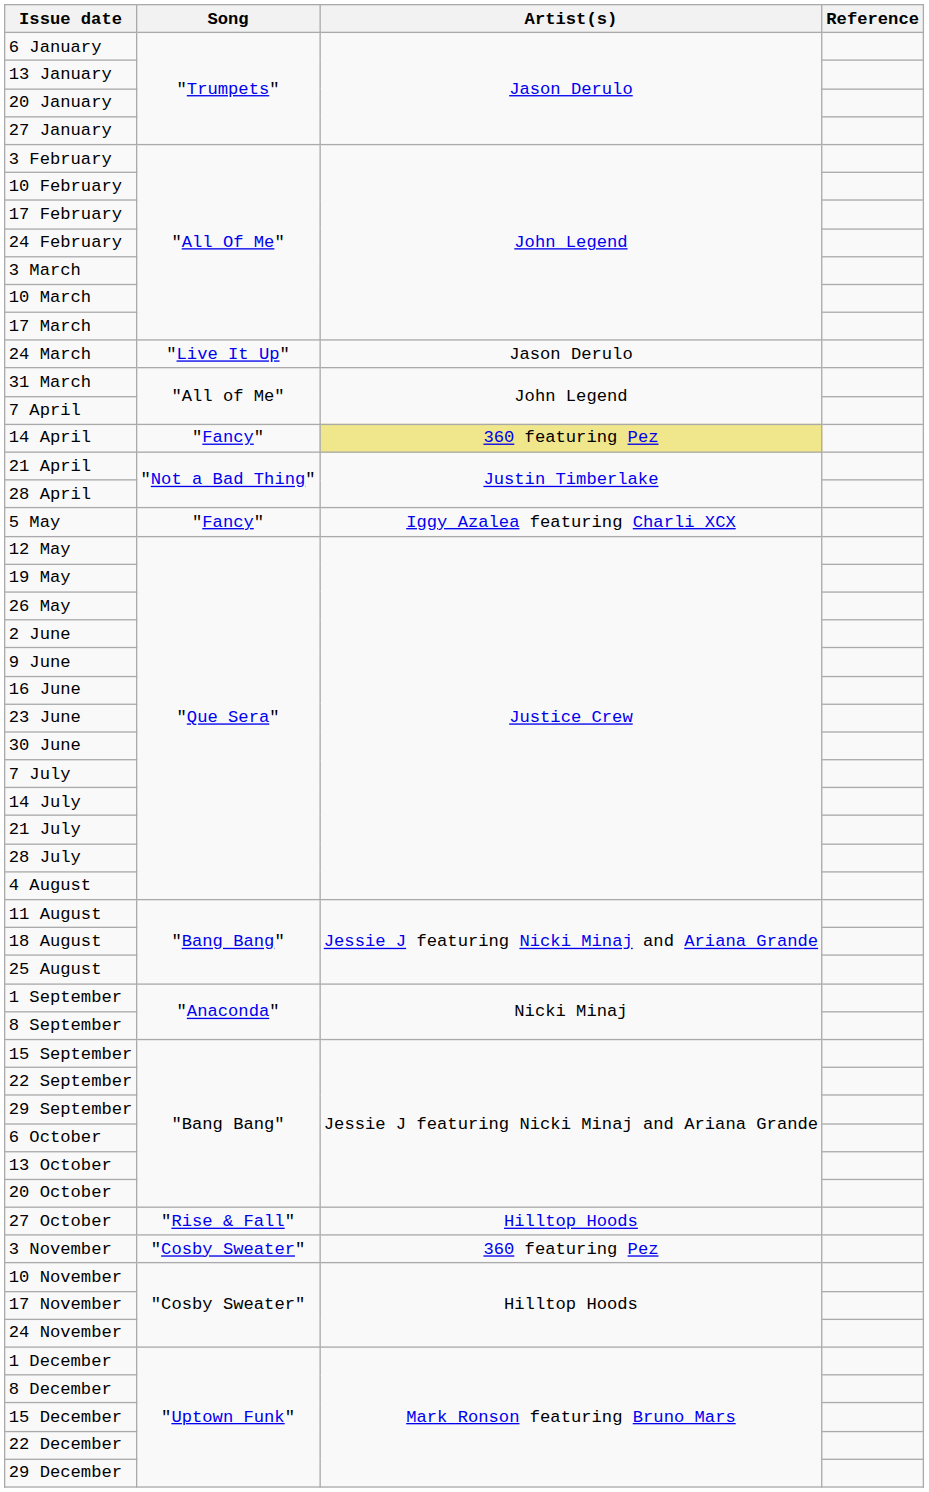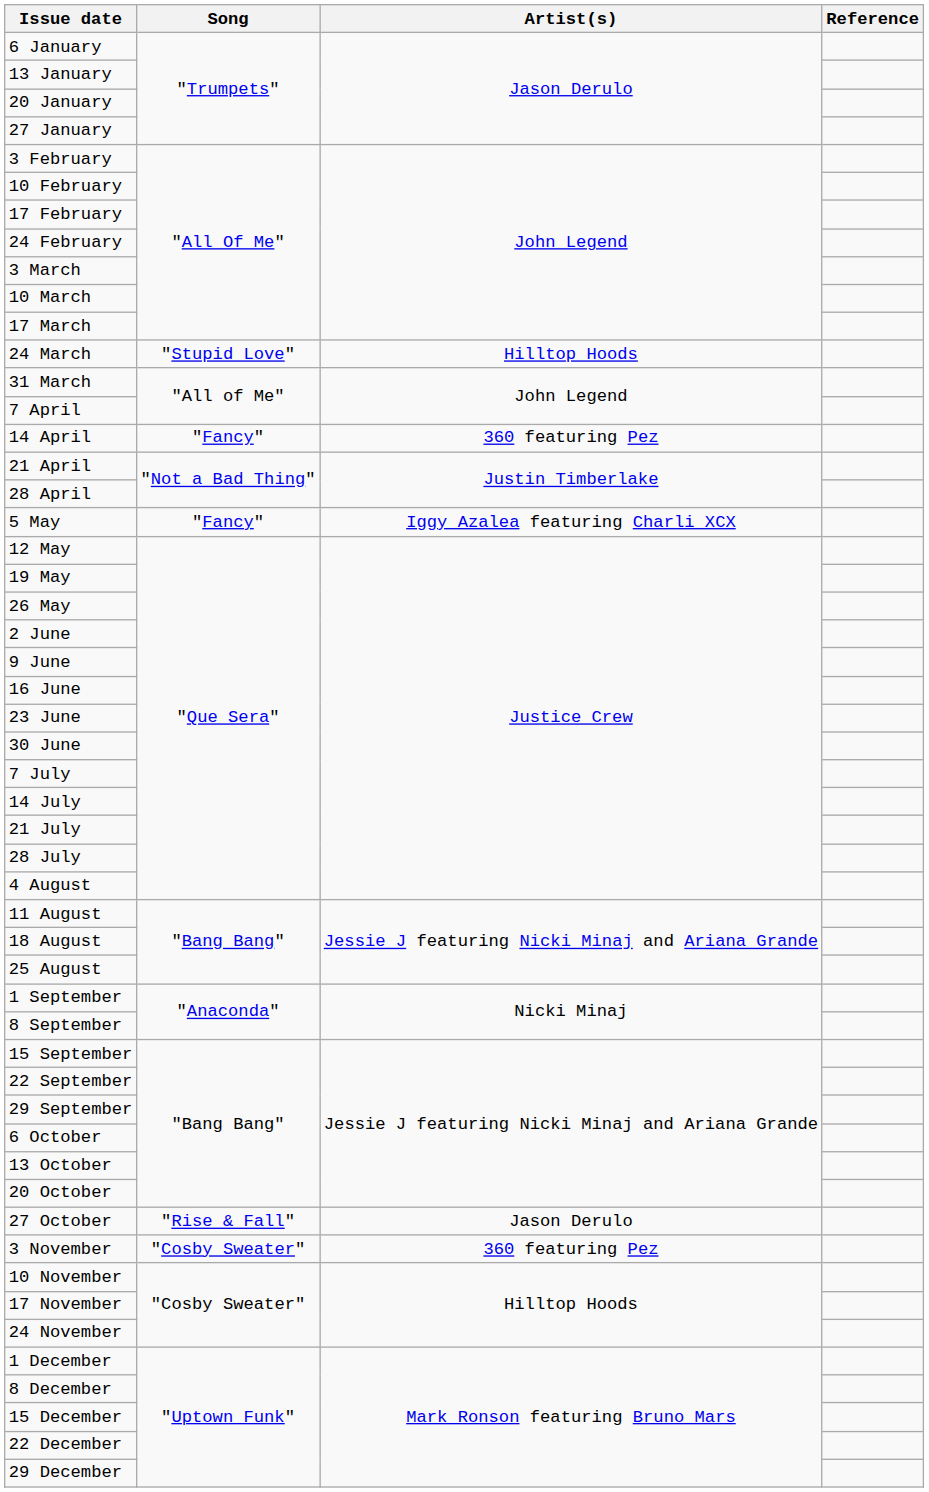(228, 354) "Live It Up" -> (228, 354) "Stupid Love"
(571, 354) Jason Derulo -> (571, 354) Hilltop Hoods
(571, 438) khaki background -> (571, 438) no background
(571, 1221) Hilltop Hoods -> (571, 1221) Jason Derulo
